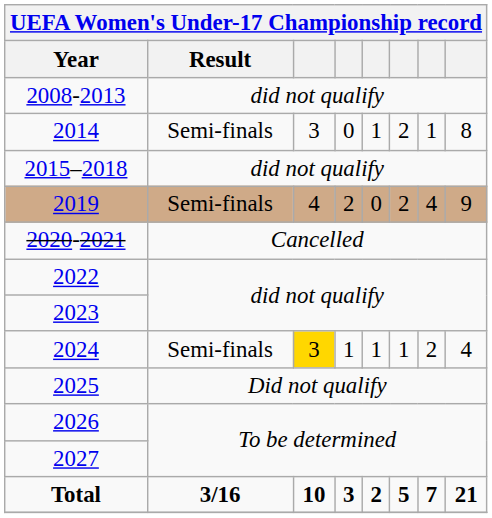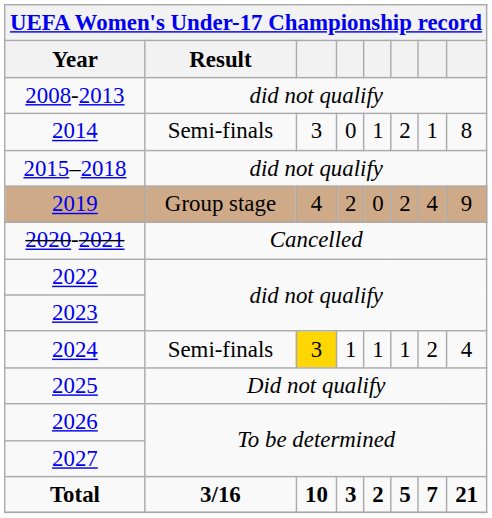(220, 204) Semi-finals -> (220, 204) Group stage
